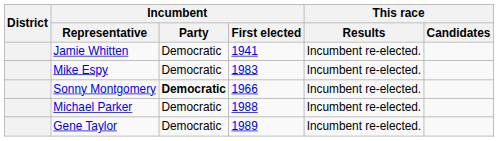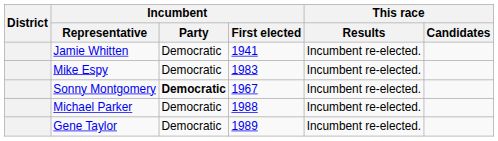(245, 88) 1966 -> (245, 88) 1967
